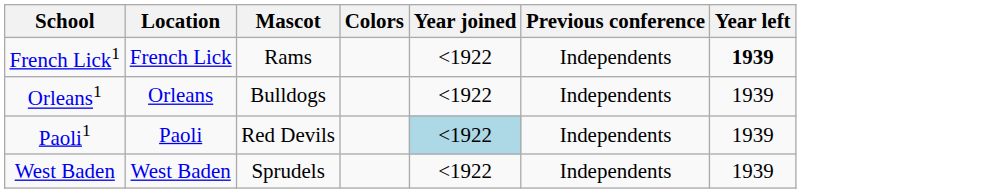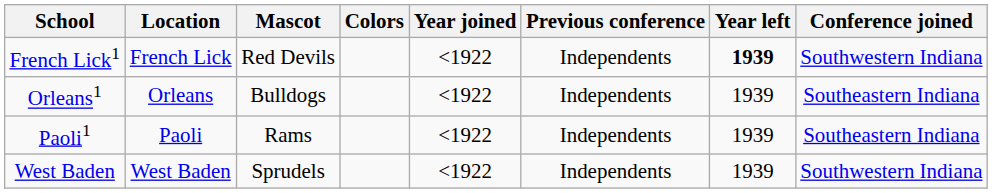+ column: (891, 21)
(288, 57) Rams -> (288, 57) Red Devils
(288, 135) Red Devils -> (288, 135) Rams
(465, 135) lightblue background -> (465, 135) no background
